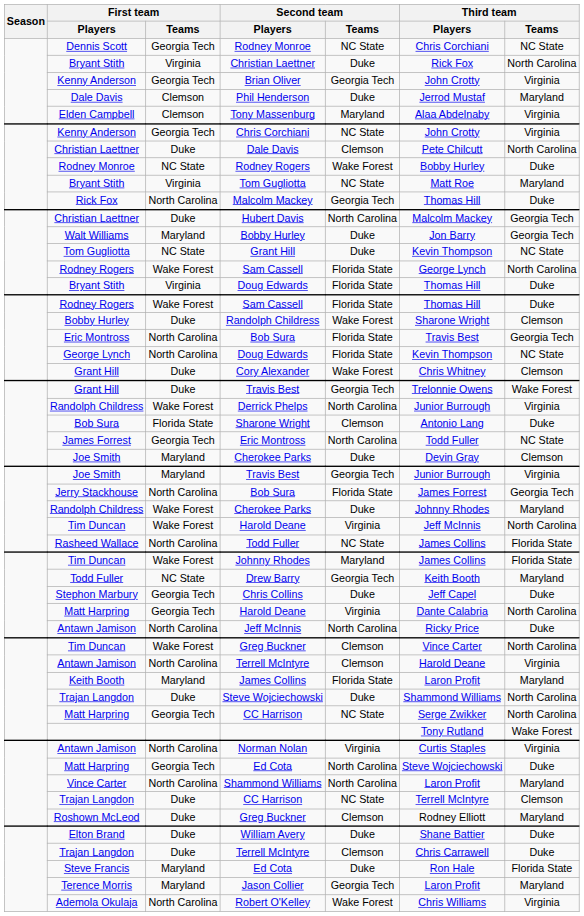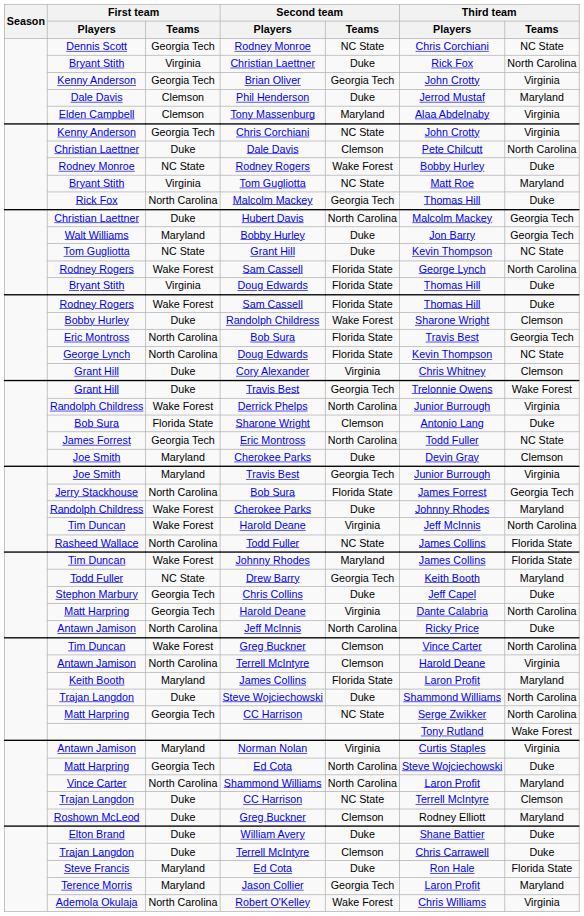(362, 372) Wake Forest -> (362, 372) Virginia
(183, 749) North Carolina -> (183, 749) Maryland
